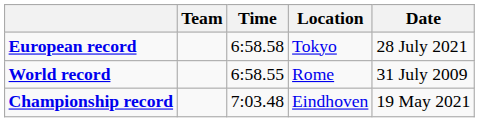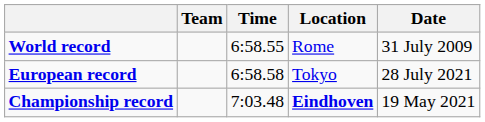rows swapped: (60, 74) <-> (73, 46)
(330, 102) normal -> (333, 102) bold
